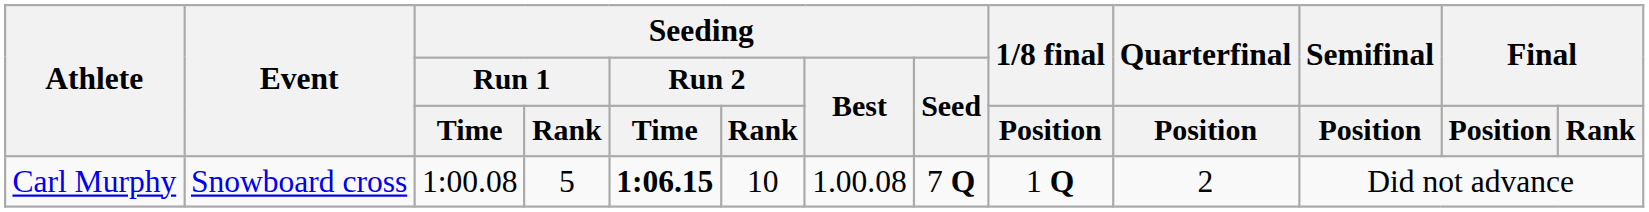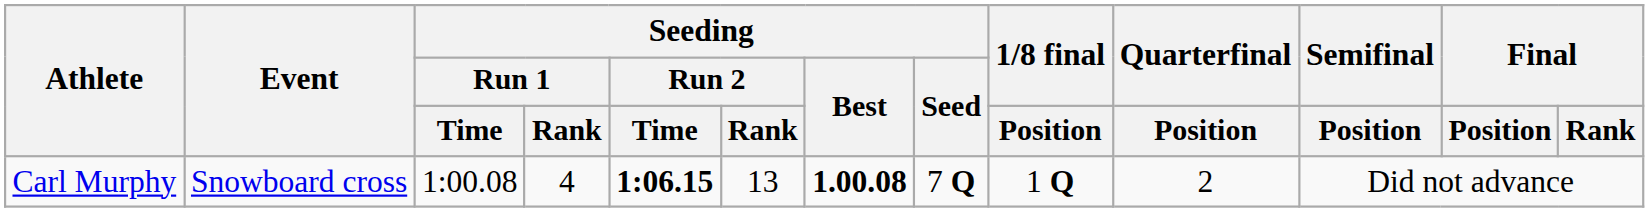(567, 181) 5 -> (567, 181) 4
(763, 181) 10 -> (763, 181) 13
(859, 181) normal -> (859, 181) bold
